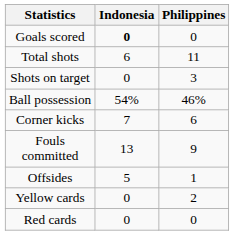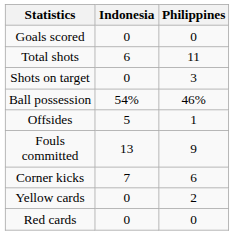(127, 36) bold -> (127, 36) normal
rows swapped: (50, 120) <-> (50, 177)
